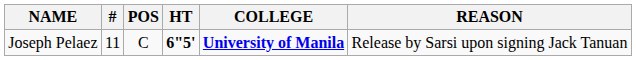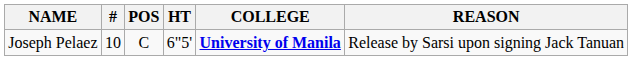(113, 42) 11 -> (113, 42) 10
(181, 42) bold -> (179, 42) normal
